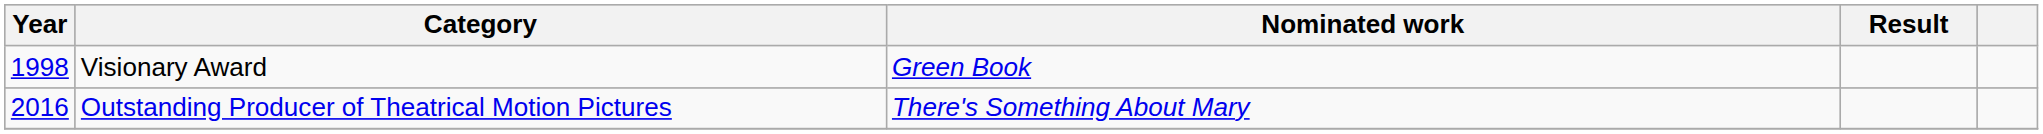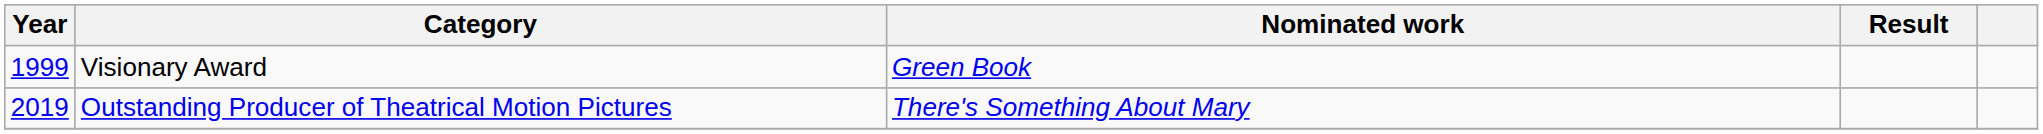(40, 66) 1998 -> (40, 66) 1999
(40, 107) 2016 -> (40, 107) 2019
